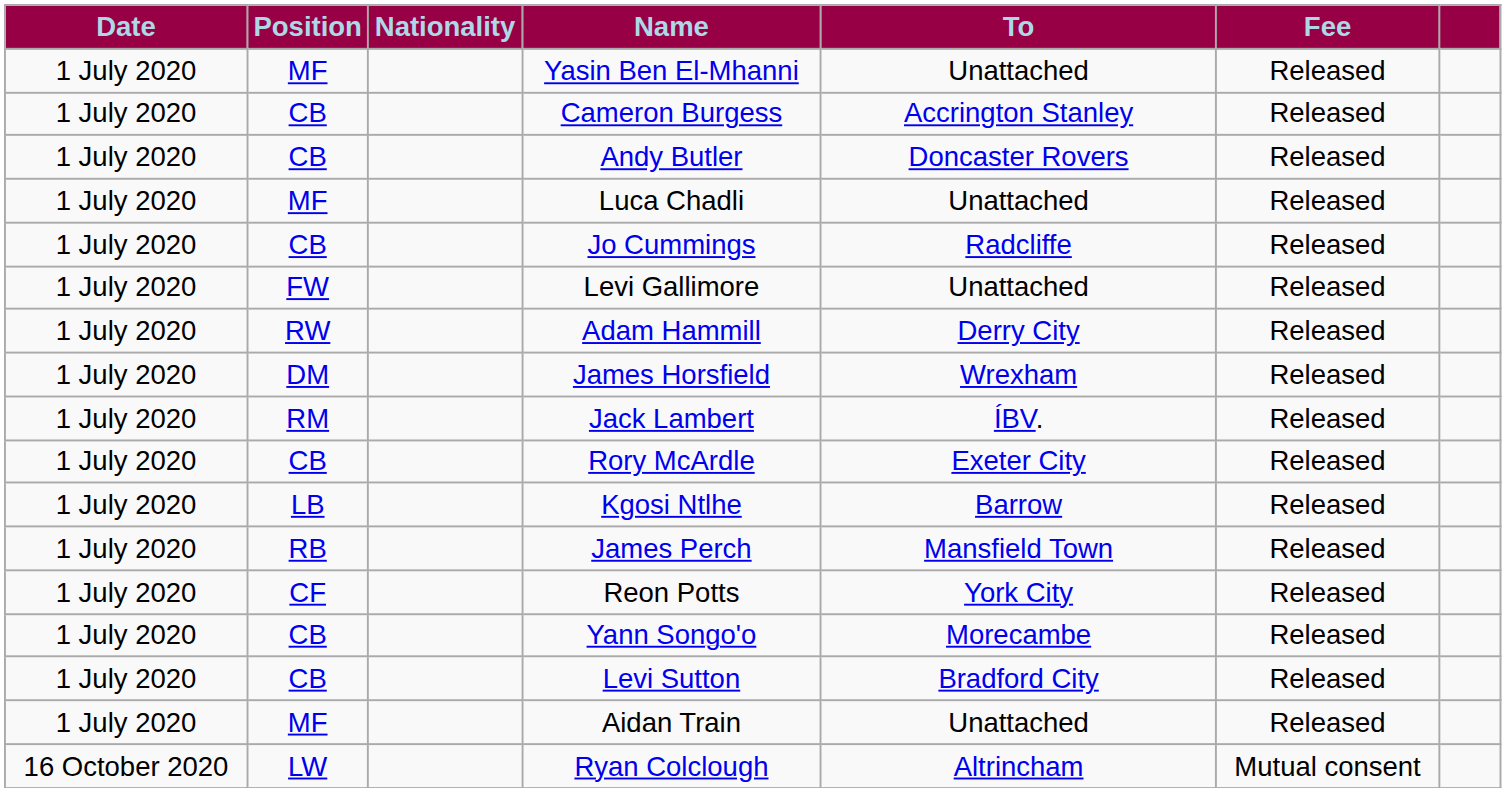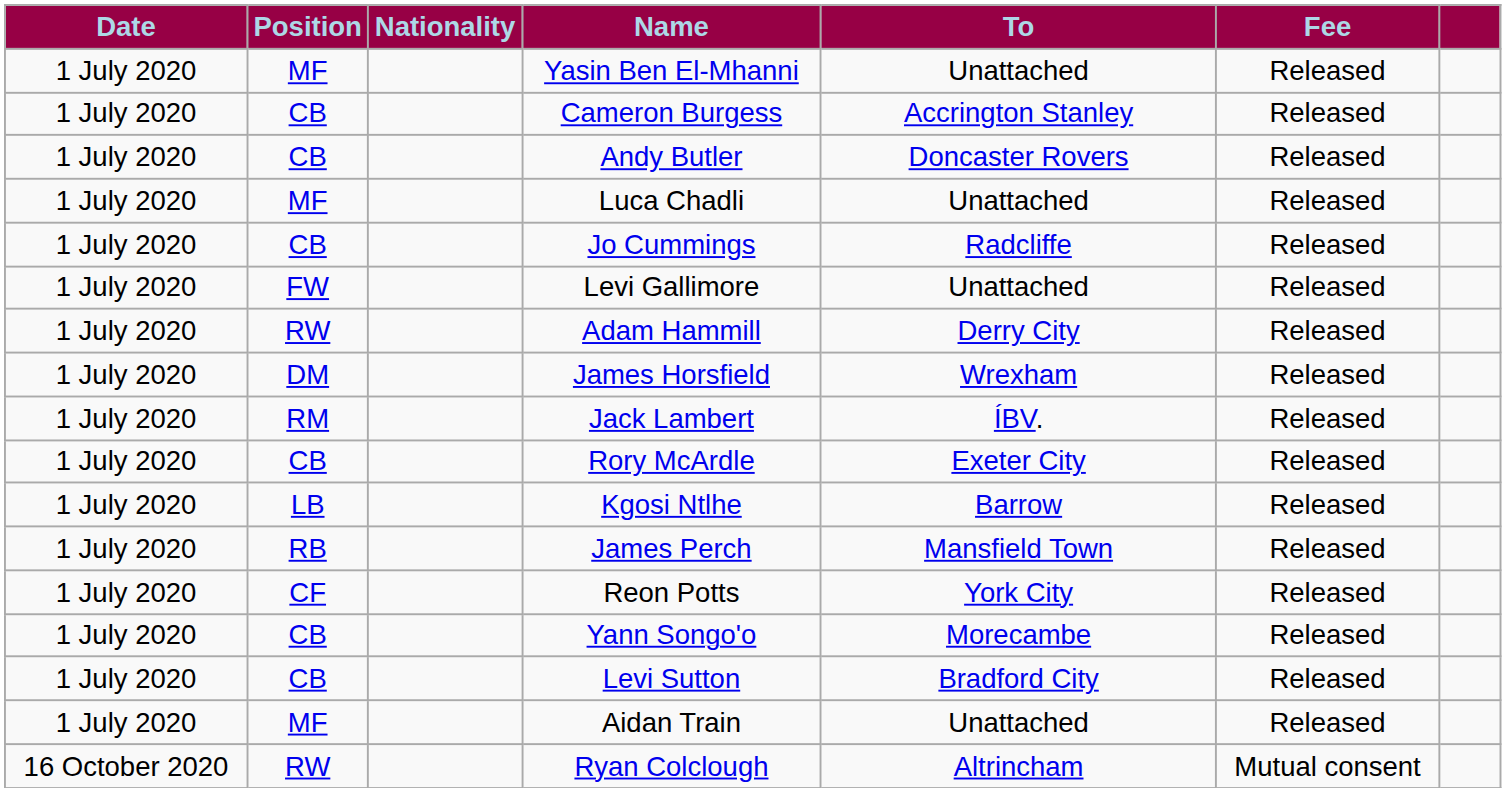(308, 766) LW -> (308, 766) RW
